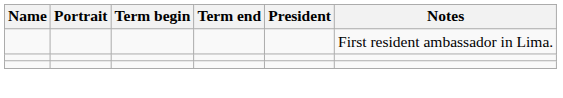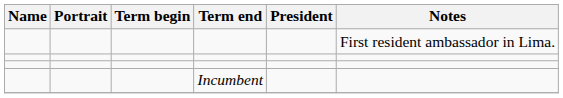+ row: (27, 80)
